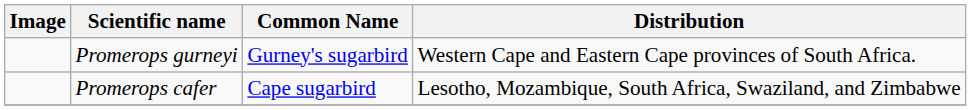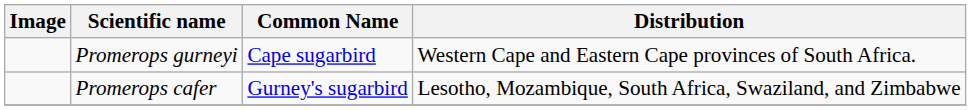(328, 54) Gurney's sugarbird -> (312, 54) Cape sugarbird
(312, 88) Cape sugarbird -> (328, 88) Gurney's sugarbird
